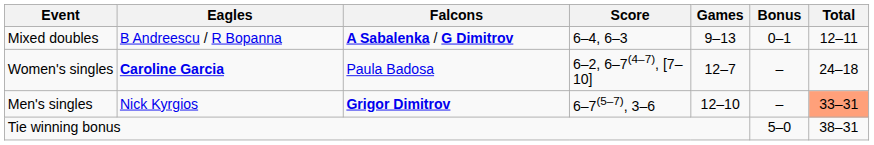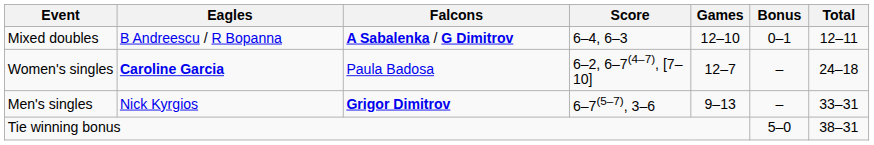(720, 37) 9–13 -> (720, 37) 12–10
(720, 104) 12–10 -> (720, 104) 9–13
(839, 104) lightsalmon background -> (839, 104) no background
